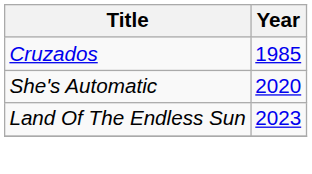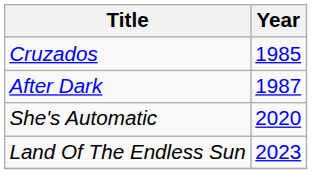+ row: (56, 86)
